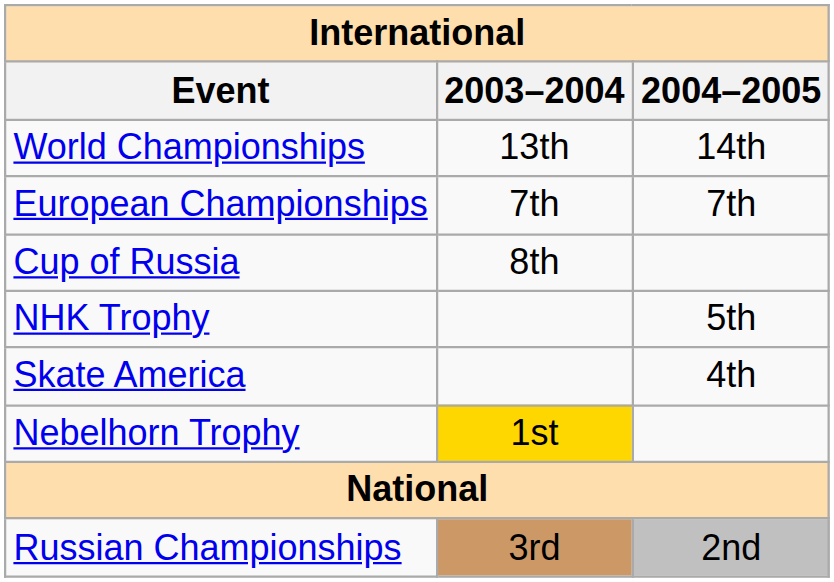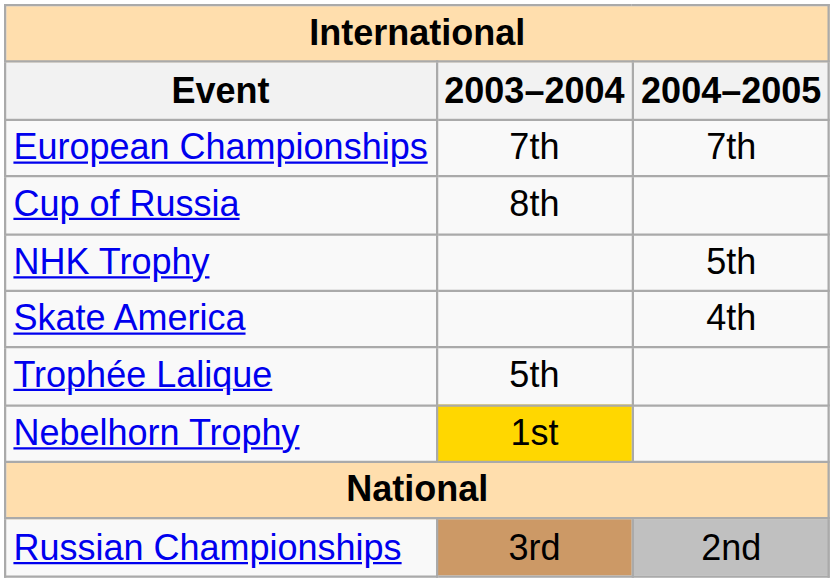- row: (189, 147)
+ row: (143, 375)
